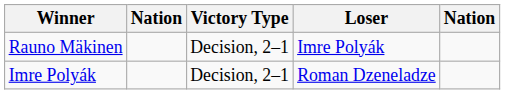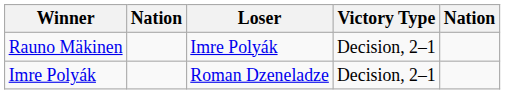columns swapped: (240, 18) <-> (366, 18)
